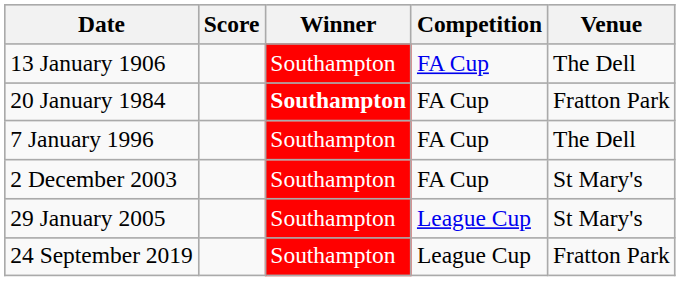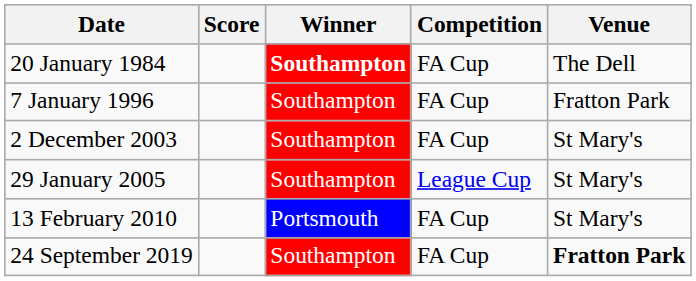- row: (88, 62)
(611, 101) Fratton Park -> (594, 62) The Dell
(594, 140) The Dell -> (611, 101) Fratton Park
+ row: (94, 217)
(474, 256) League Cup -> (453, 256) FA Cup
(611, 256) normal -> (619, 256) bold
